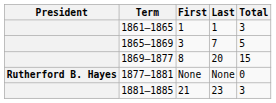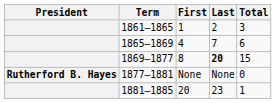(214, 28) 1 -> (214, 28) 2
(181, 44) 3 -> (181, 44) 4
(242, 44) 5 -> (242, 44) 6
(217, 59) normal -> (217, 59) bold
(184, 91) 21 -> (184, 91) 20
(242, 91) 3 -> (242, 91) 1
